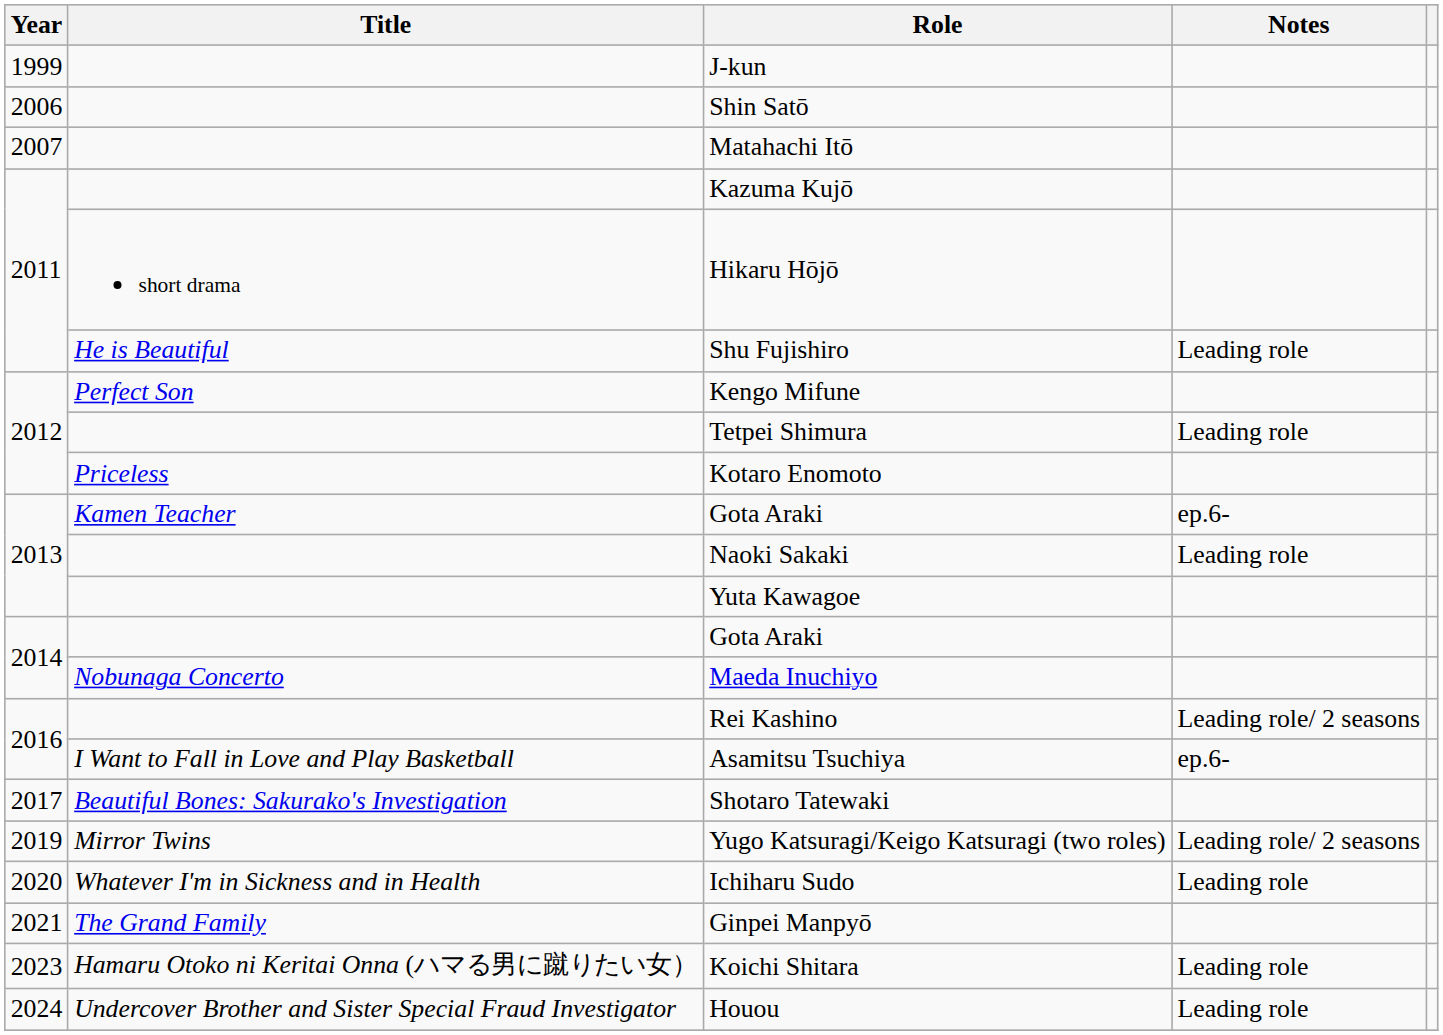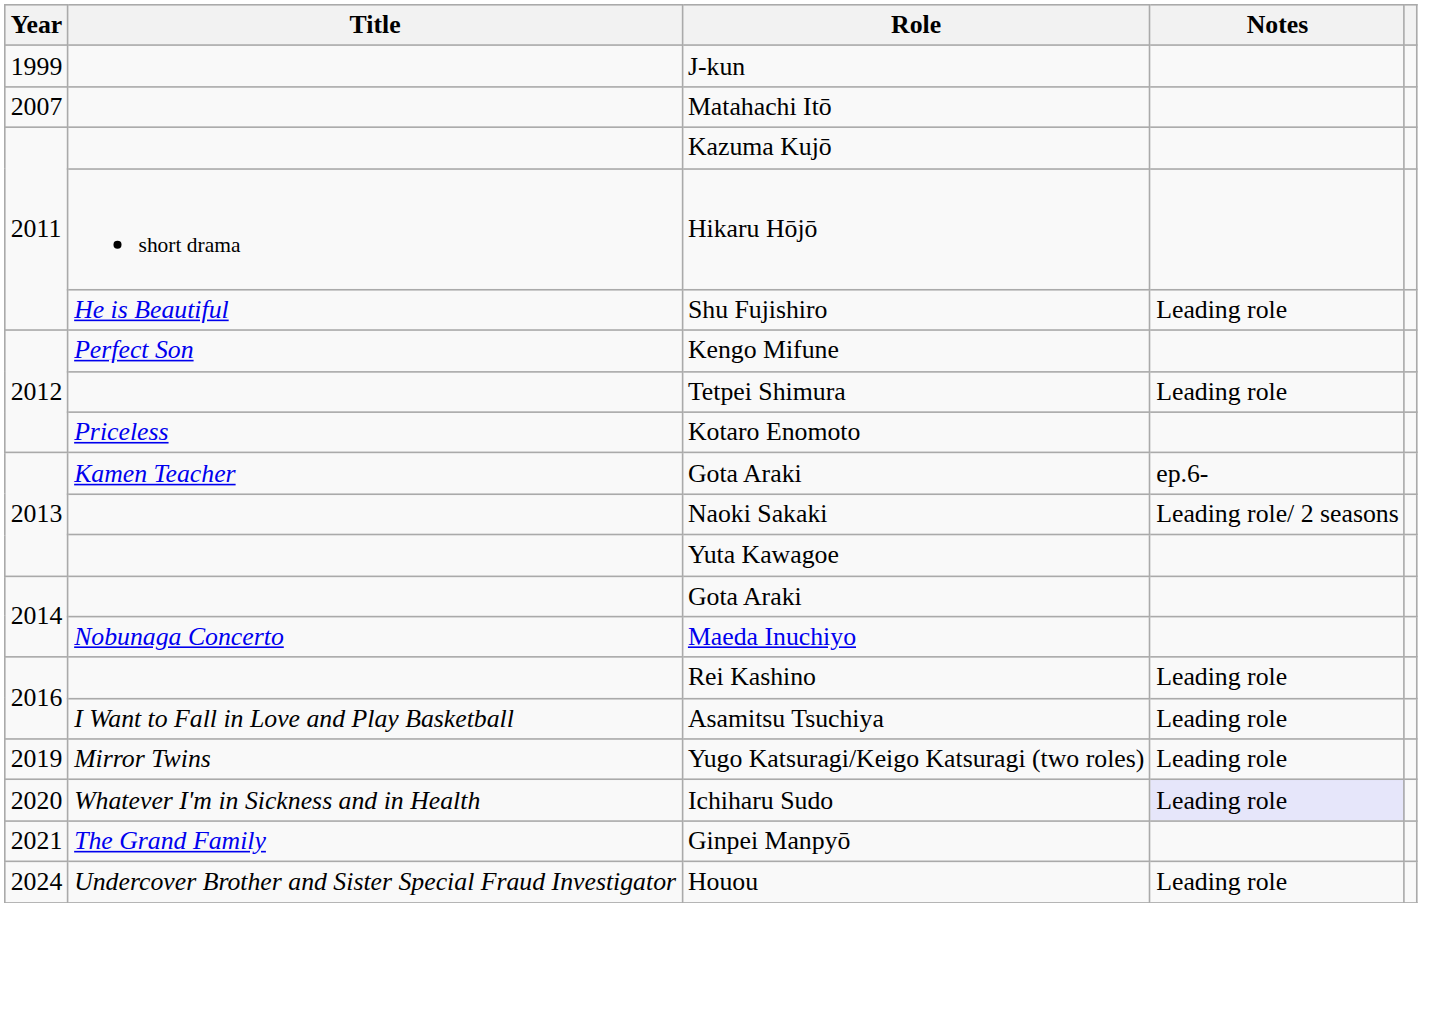- row: (37, 106)
(1243, 554) Leading role -> (1277, 513) Leading role/ 2 seasons
(1299, 718) Leading role/ 2 seasons -> (1222, 677) Leading role
(1204, 759) ep.6- -> (1222, 718) Leading role
- row: (37, 799)
(1299, 840) Leading role/ 2 seasons -> (1222, 759) Leading role
(1243, 881) no background -> (1222, 799) lavender background
- row: (37, 965)
